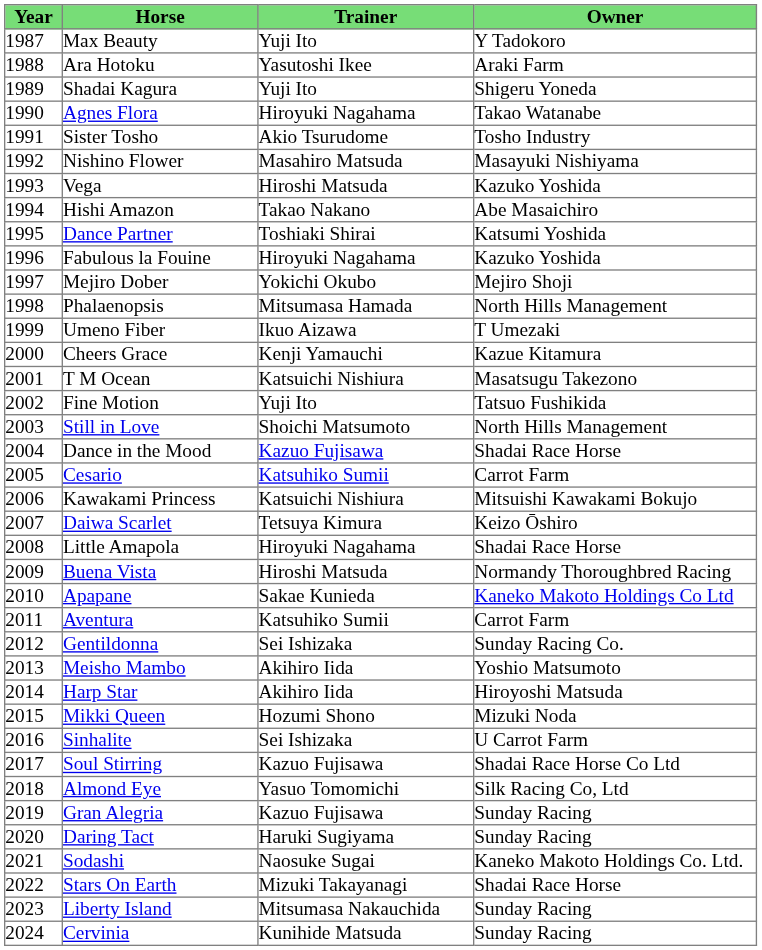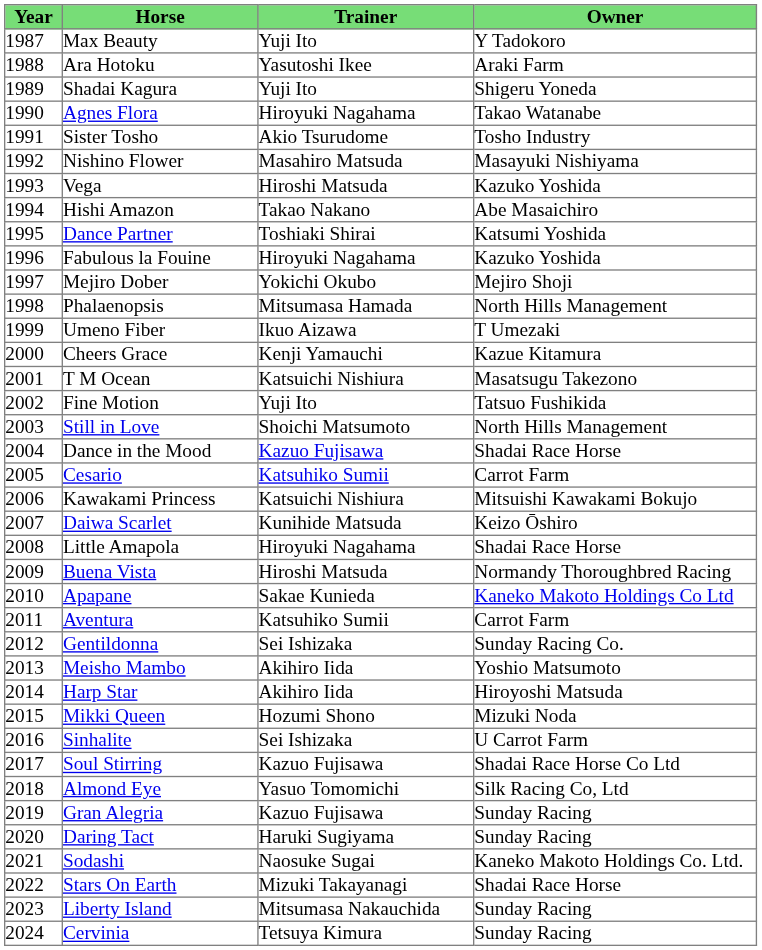(320, 523) Tetsuya Kimura -> (330, 523) Kunihide Matsuda
(330, 933) Kunihide Matsuda -> (320, 933) Tetsuya Kimura
